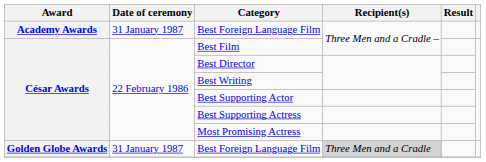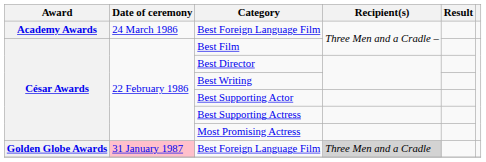(148, 30) 31 January 1987 -> (145, 30) 24 March 1986
(148, 149) no background -> (148, 149) pink background
